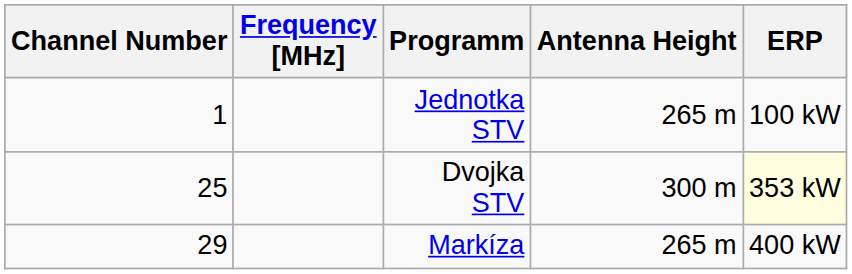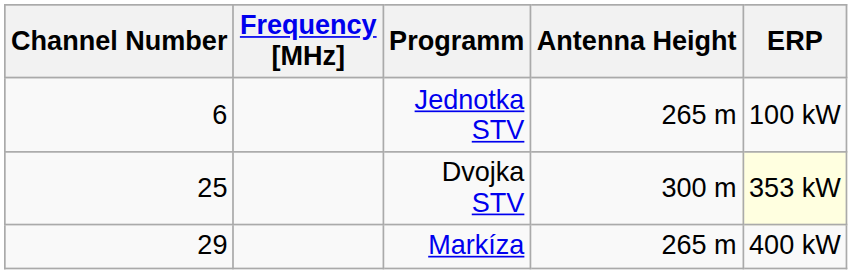(220, 114) 1 -> (220, 114) 6
